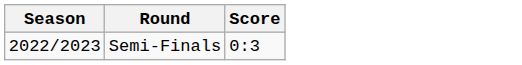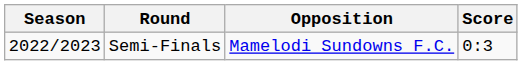+ column: (342, 19)
